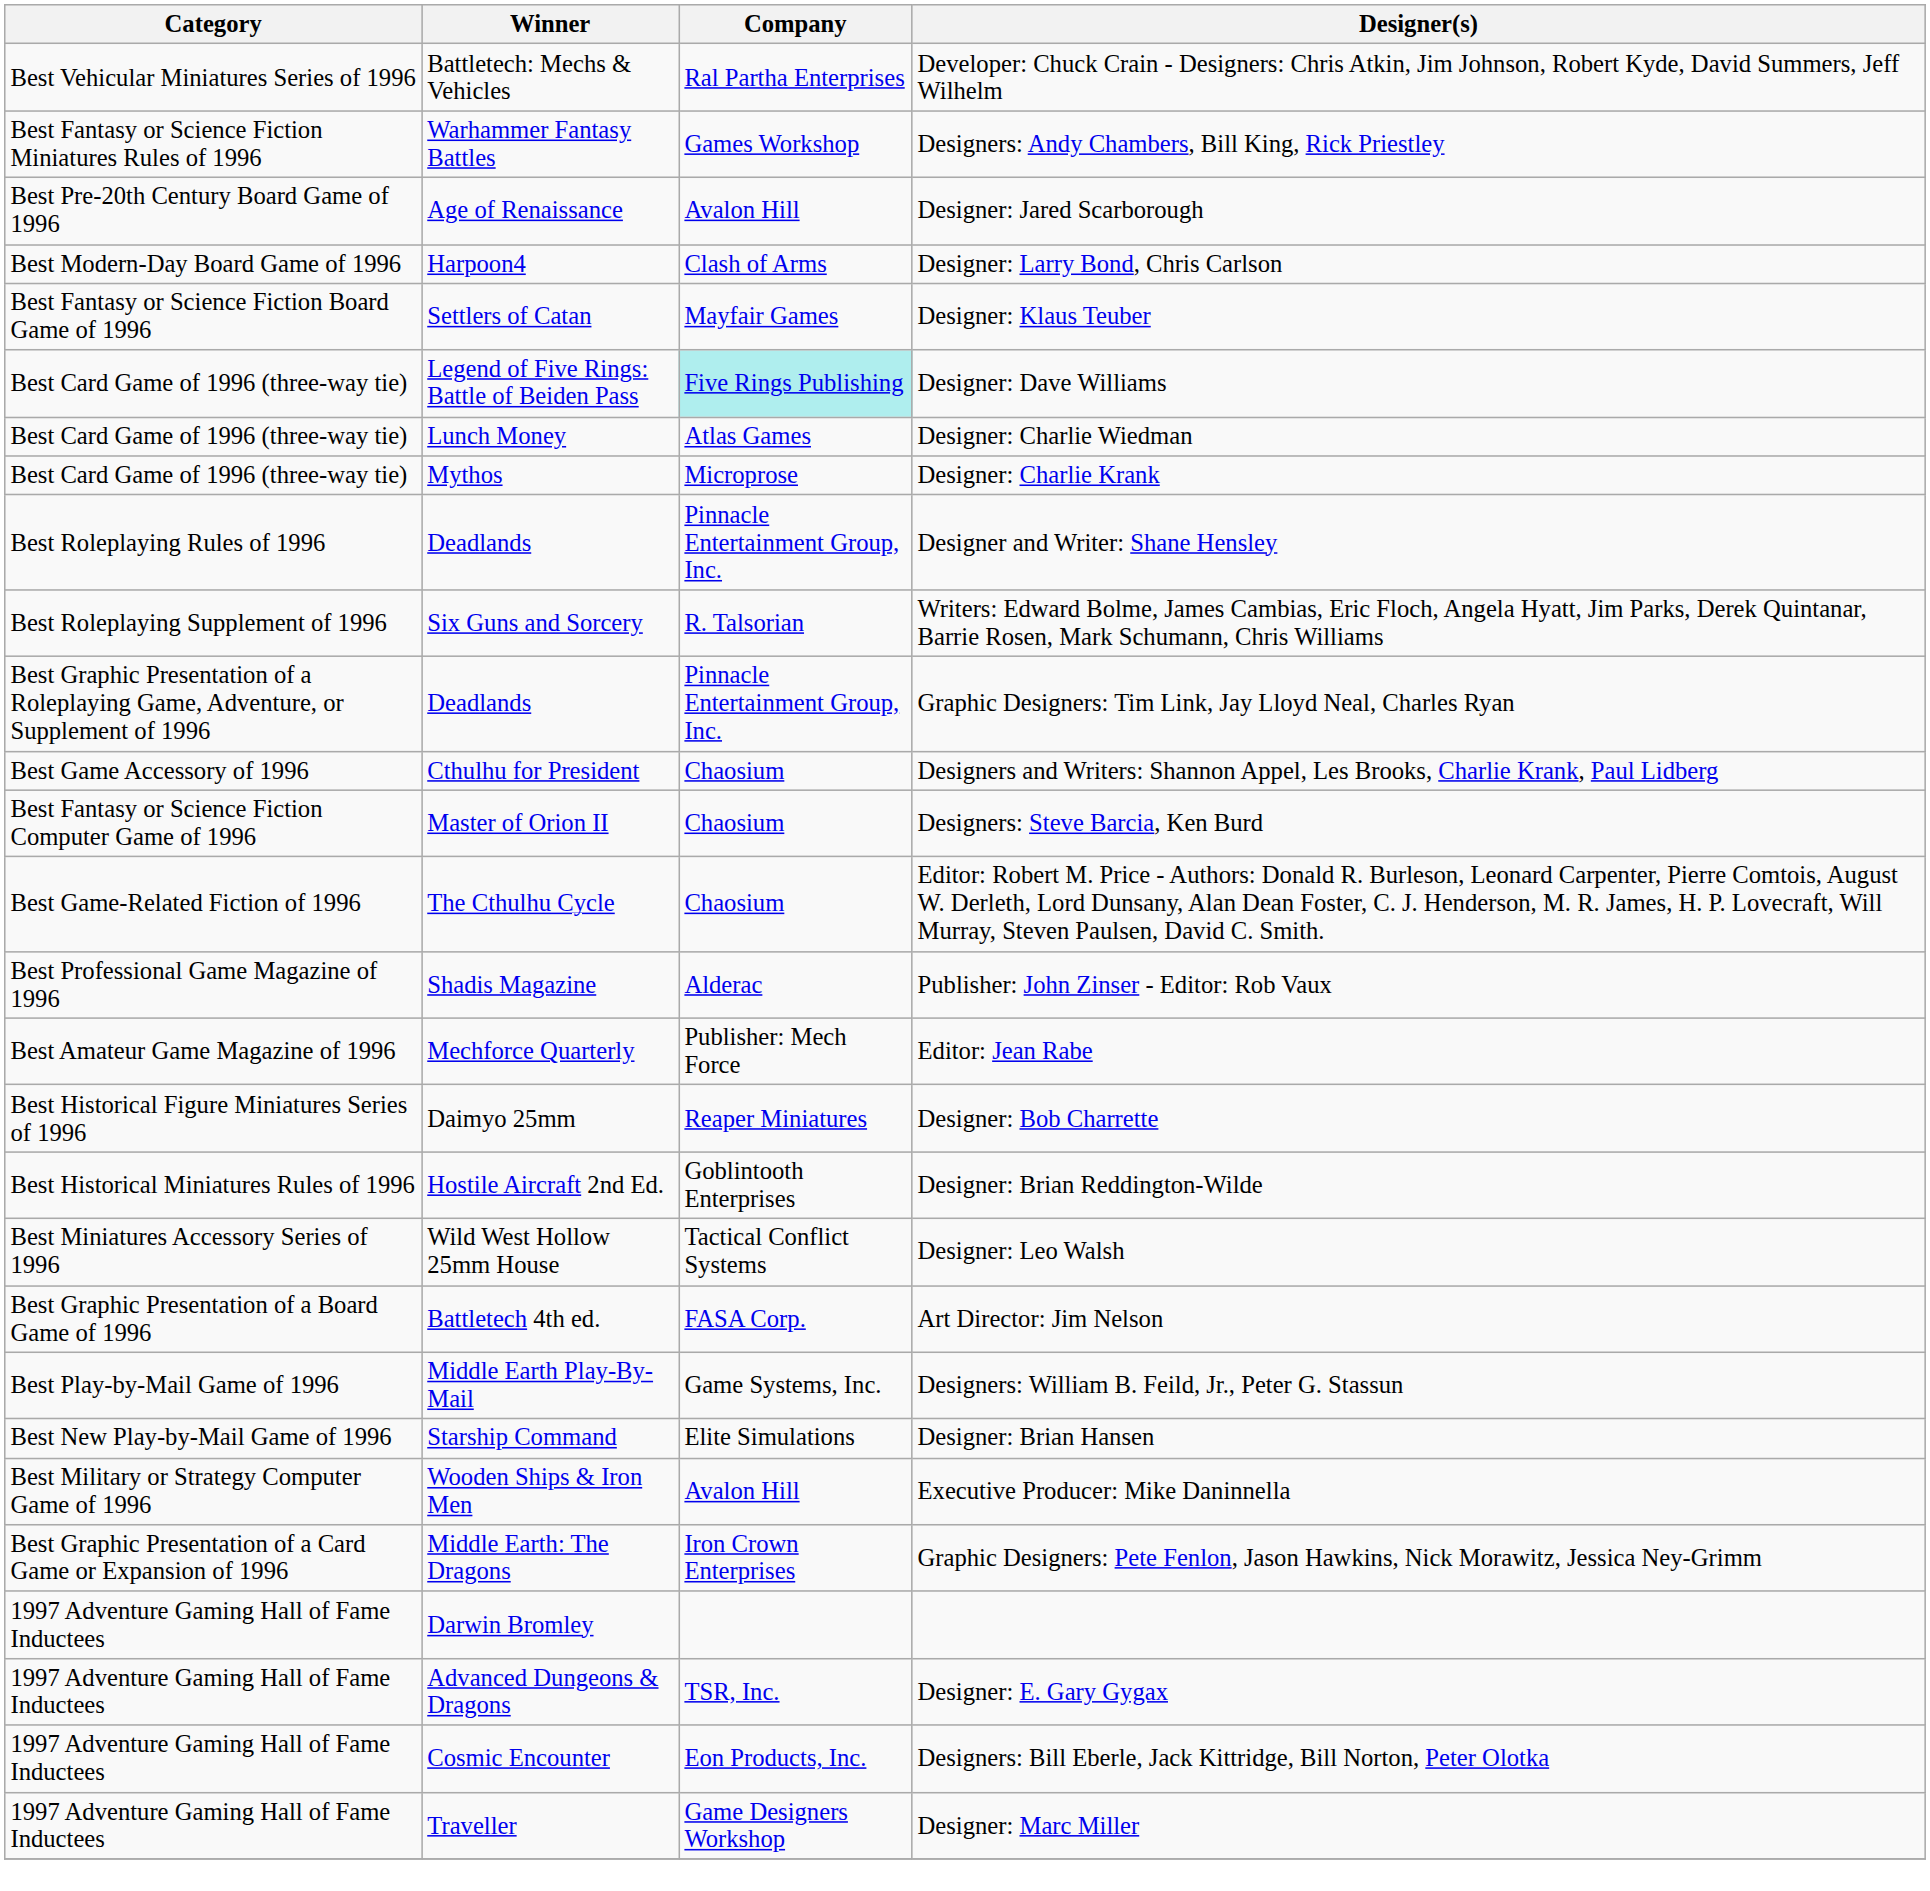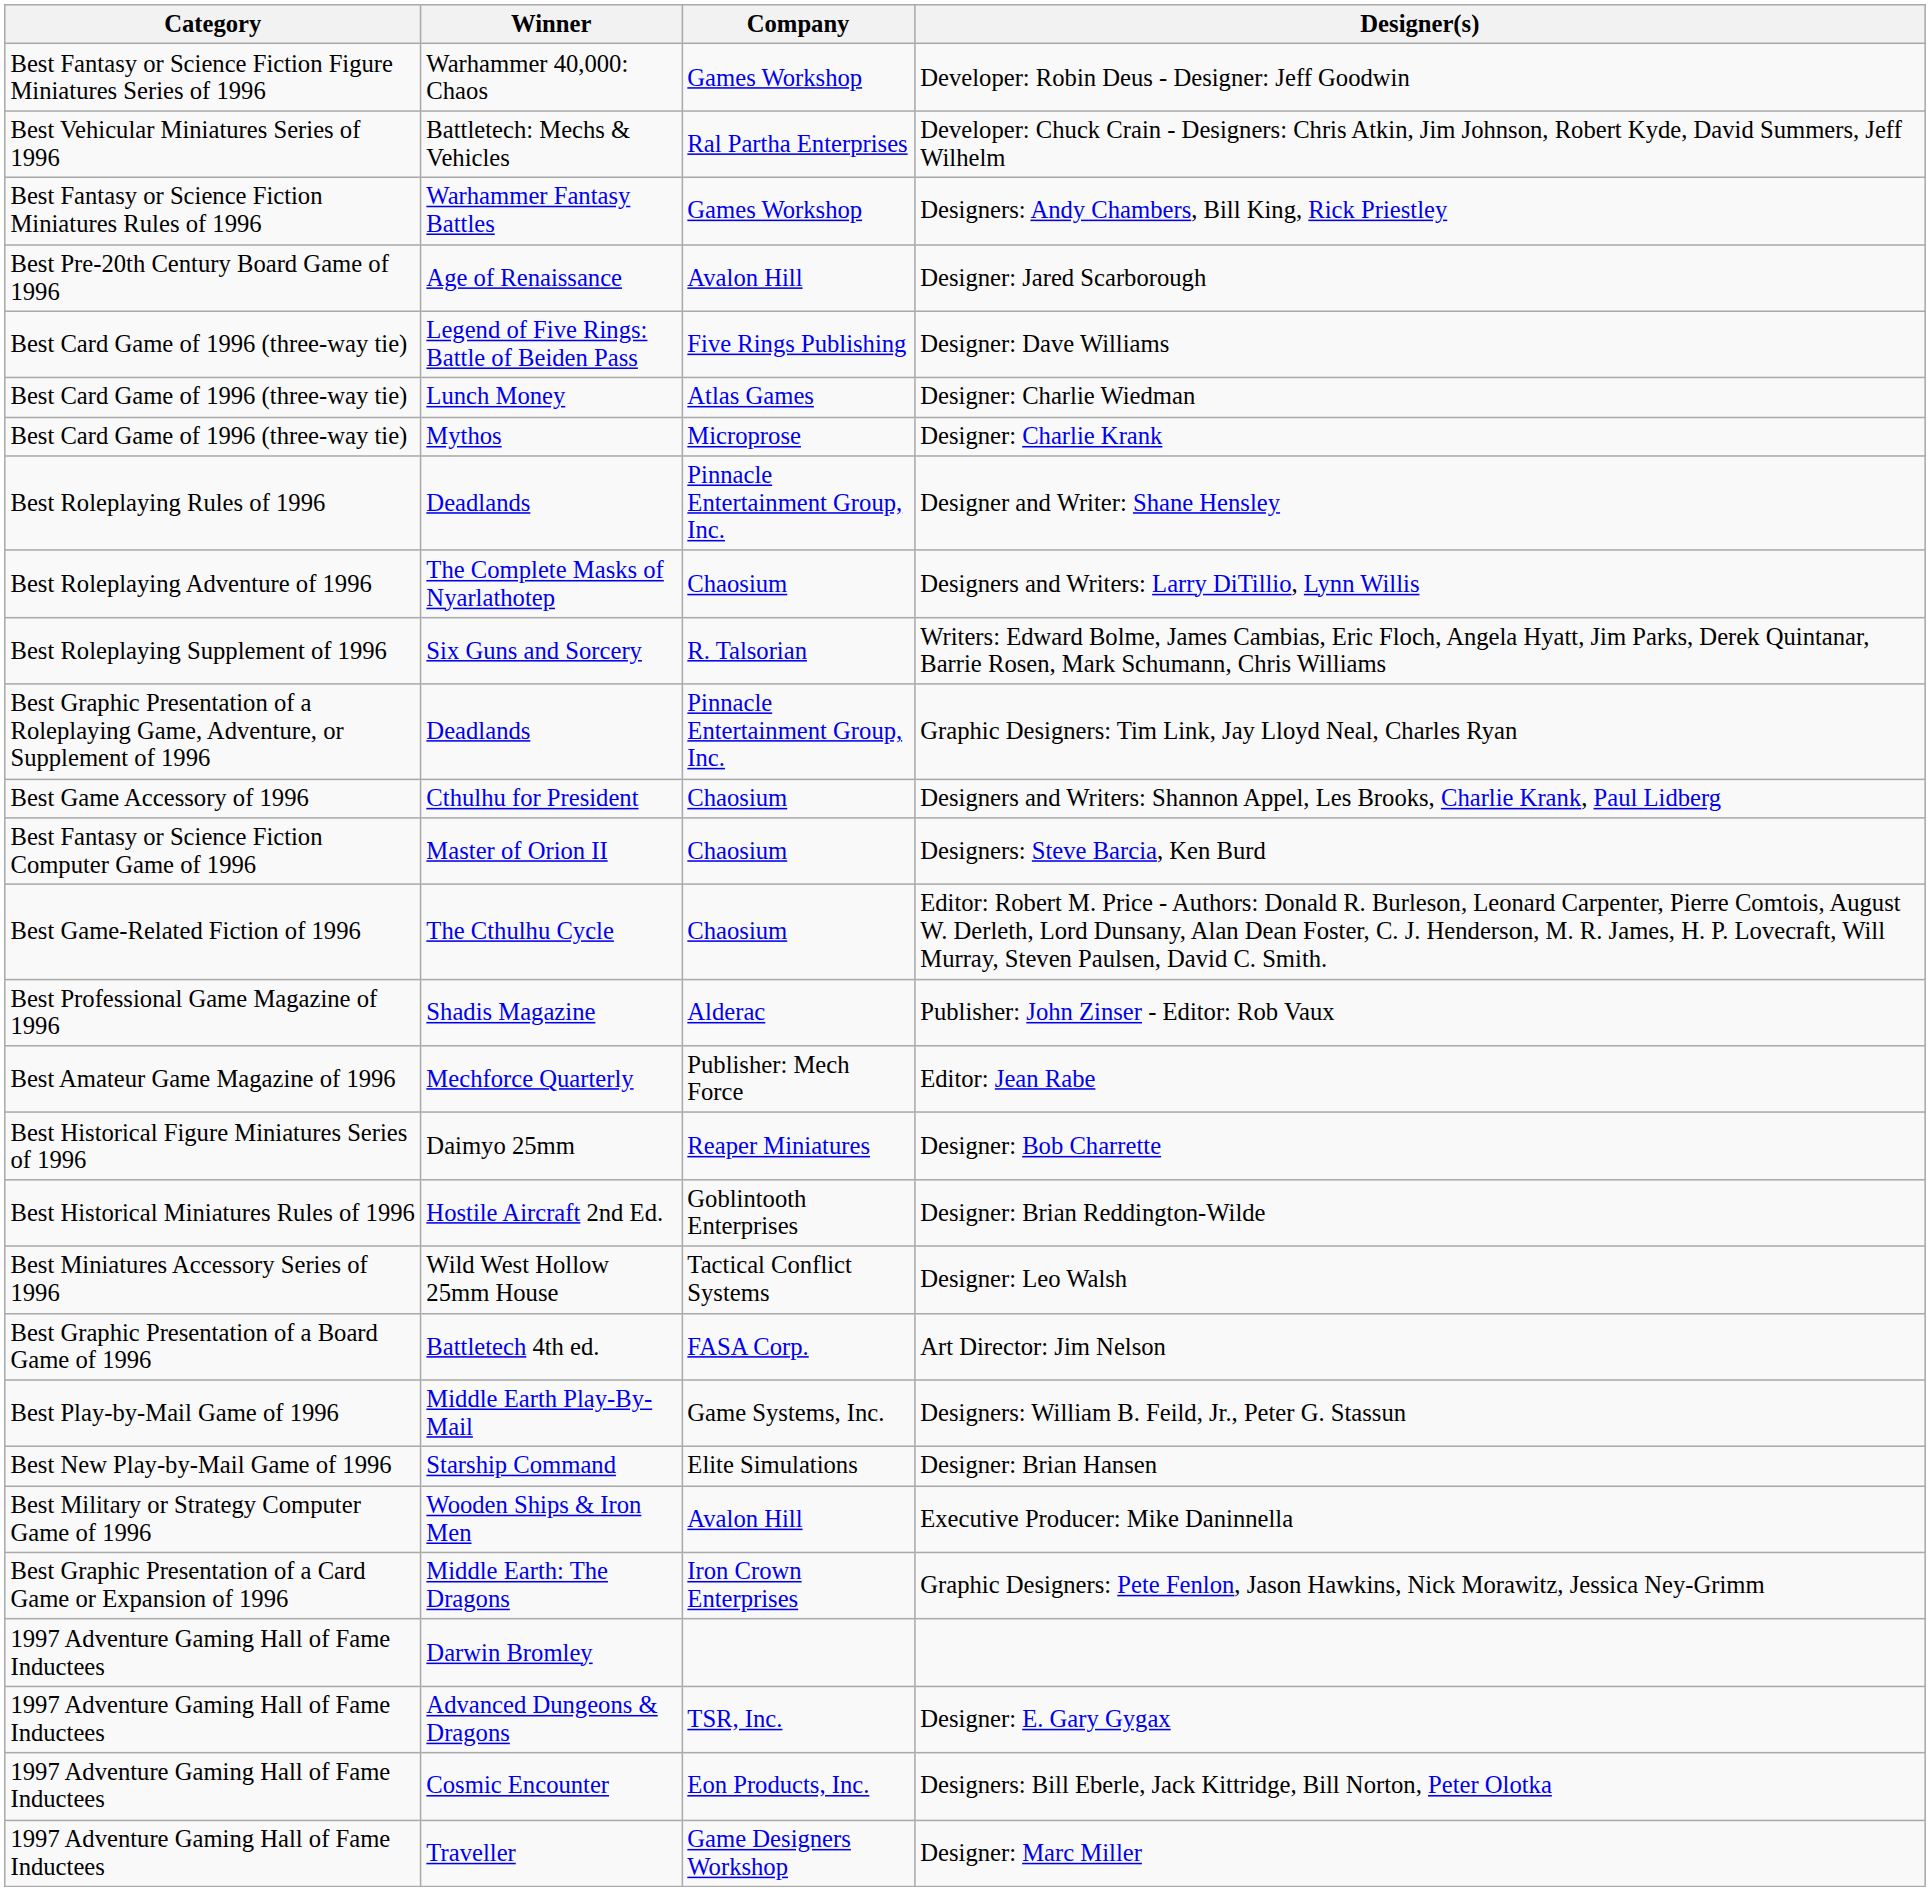+ row: (527, 76)
- row: (477, 263)
- row: (509, 316)
(794, 383) paleturquoise background -> (797, 344) no background
+ row: (545, 583)
